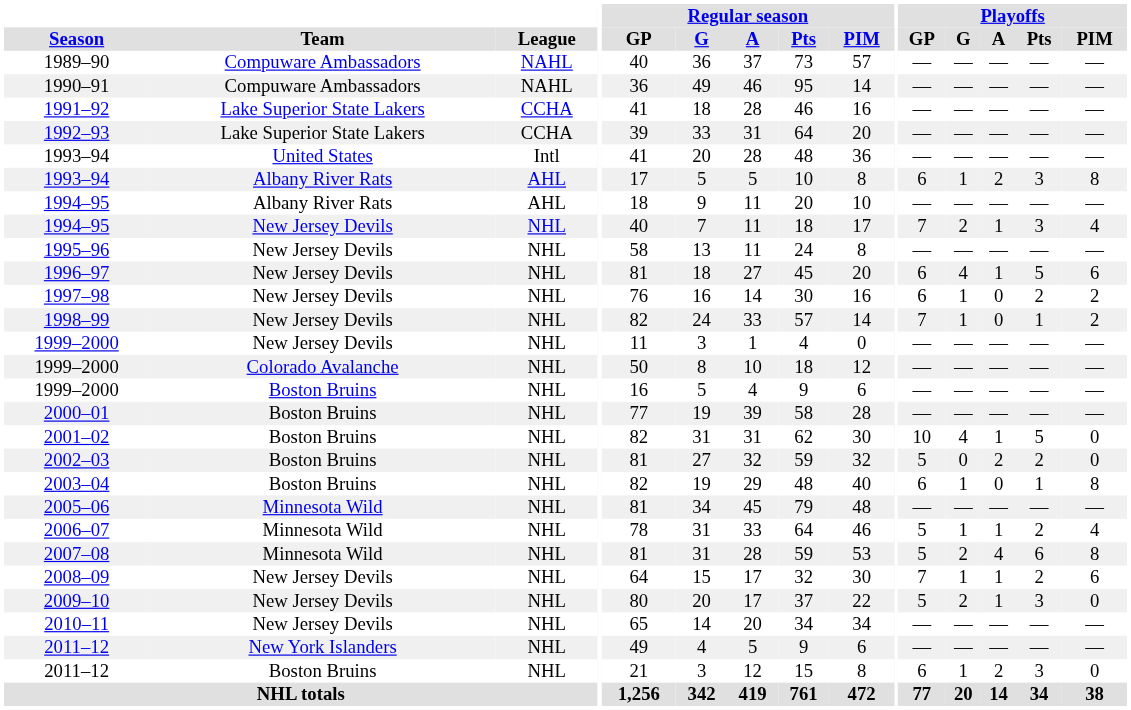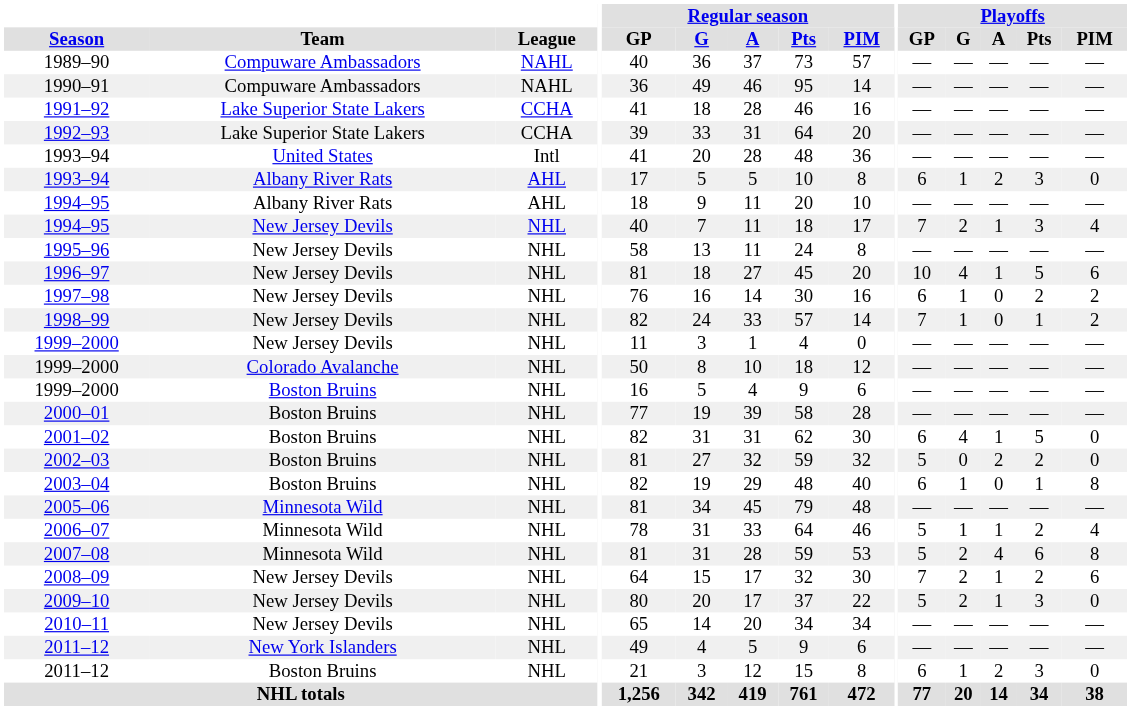(1095, 179) 8 -> (1095, 179) 0
(922, 273) 6 -> (922, 273) 10
(922, 436) 10 -> (922, 436) 6
(963, 577) 1 -> (963, 577) 2
